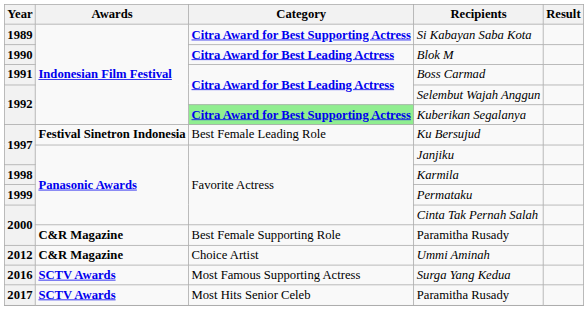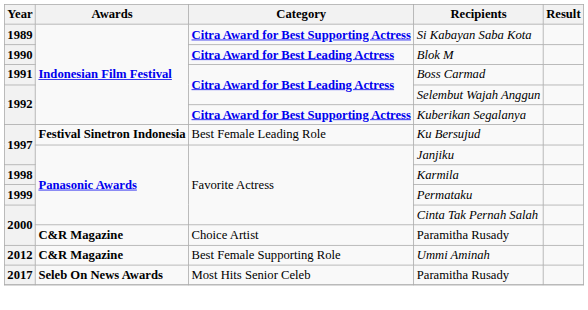(301, 114) lightgreen background -> (301, 114) no background
(266, 235) Best Female Supporting Role -> (225, 235) Choice Artist
(225, 255) Choice Artist -> (266, 255) Best Female Supporting Role
- row: (20, 275)
(77, 295) SCTV Awards -> (101, 275) Seleb On News Awards
